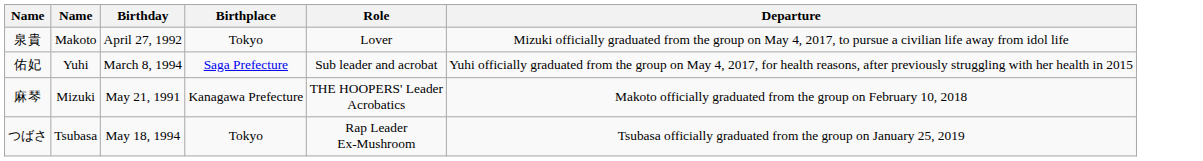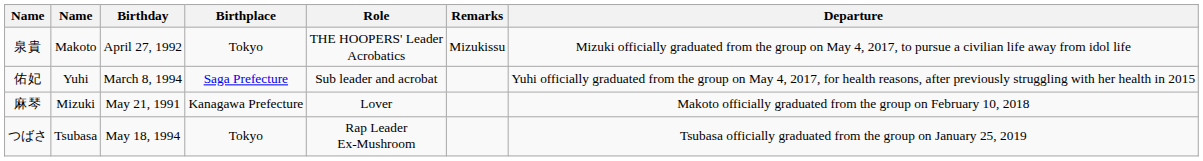+ column: (477, 15)
(376, 39) Lover -> (376, 47) THE HOOPERS' Leader Acrobatics
(376, 96) THE HOOPERS' Leader Acrobatics -> (376, 104) Lover
